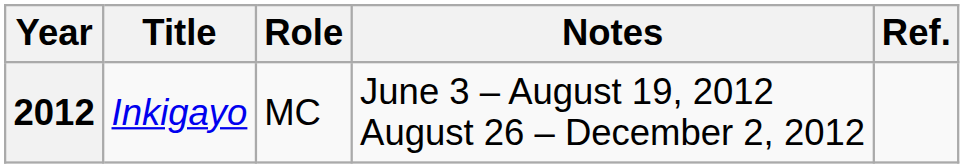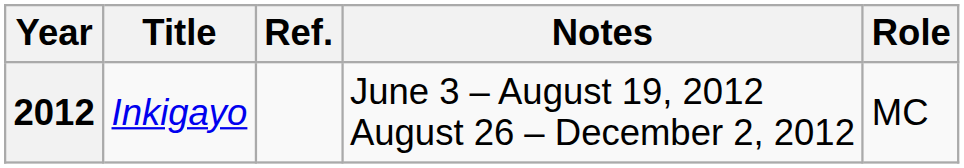columns swapped: (304, 33) <-> (916, 33)
